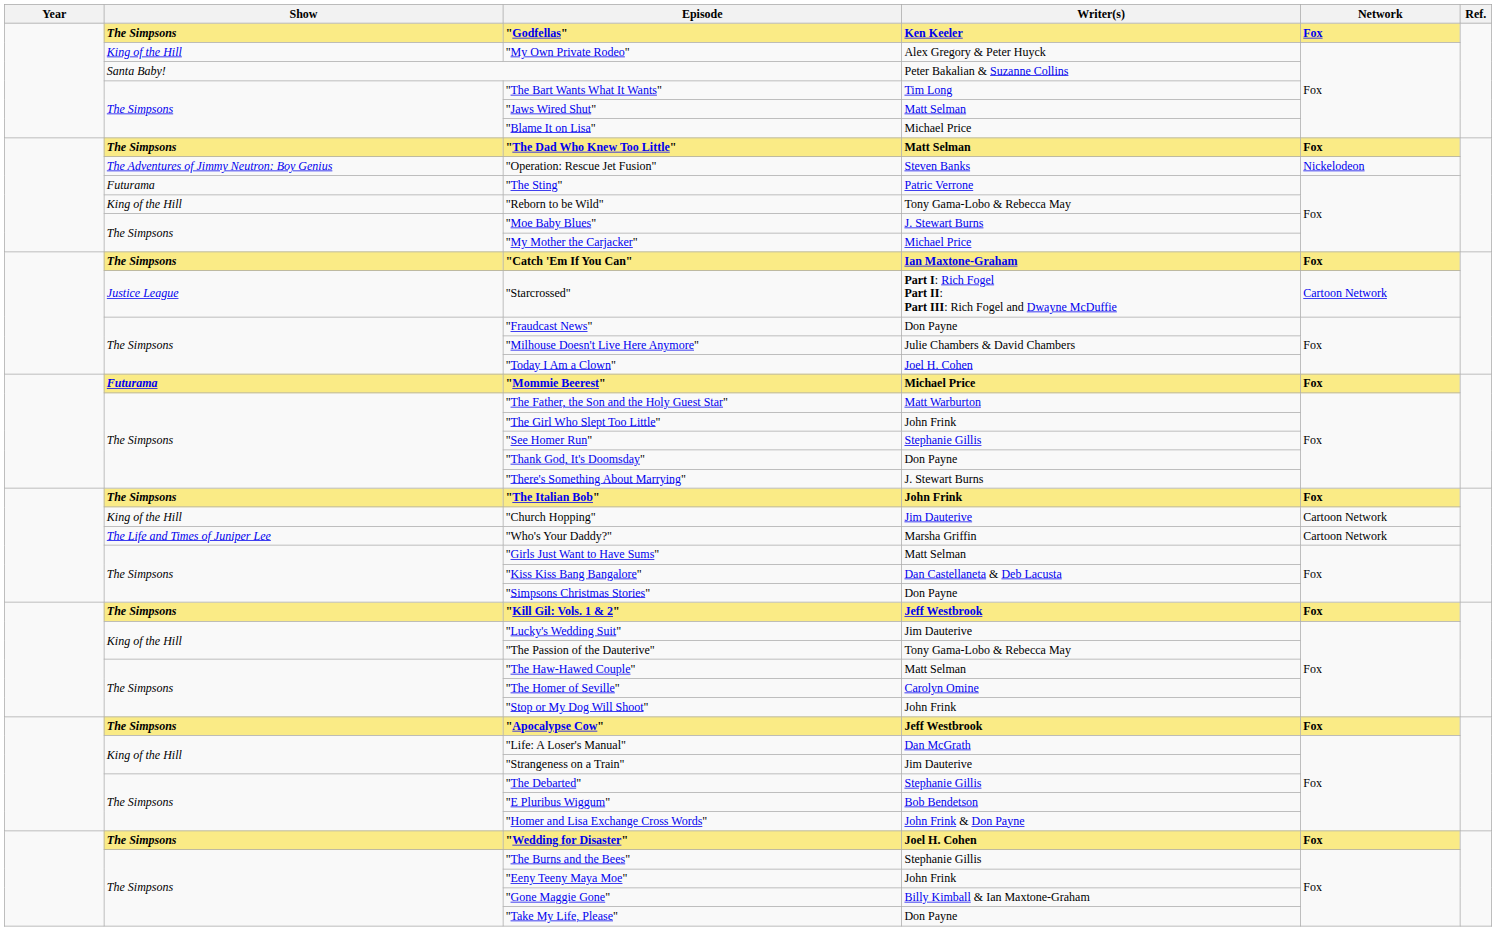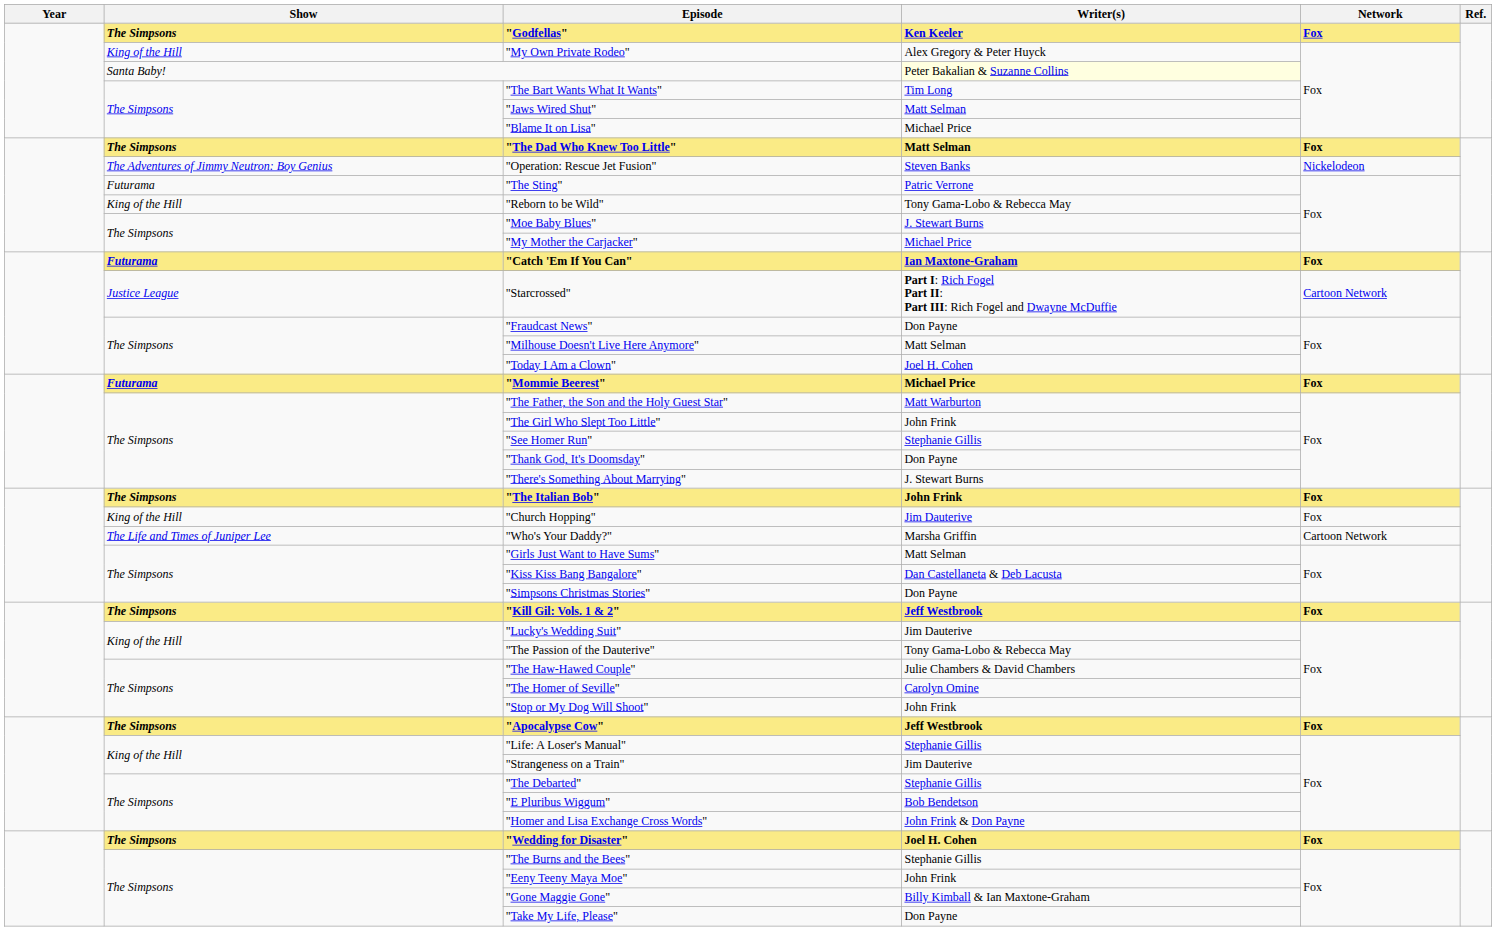(986, 71) no background -> (986, 71) lightyellow background
(142, 261) The Simpsons -> (132, 261) Futurama
(990, 345) Julie Chambers & David Chambers -> (935, 345) Matt Selman
(1345, 516) Cartoon Network -> (1313, 516) Fox
(935, 669) Matt Selman -> (990, 669) Julie Chambers & David Chambers
(938, 745) Dan McGrath -> (943, 745) Stephanie Gillis
